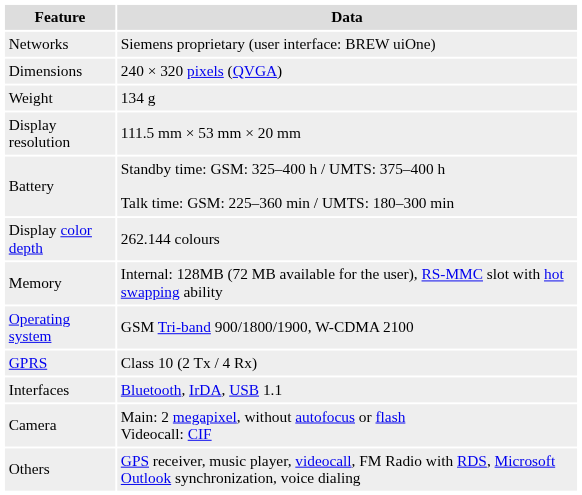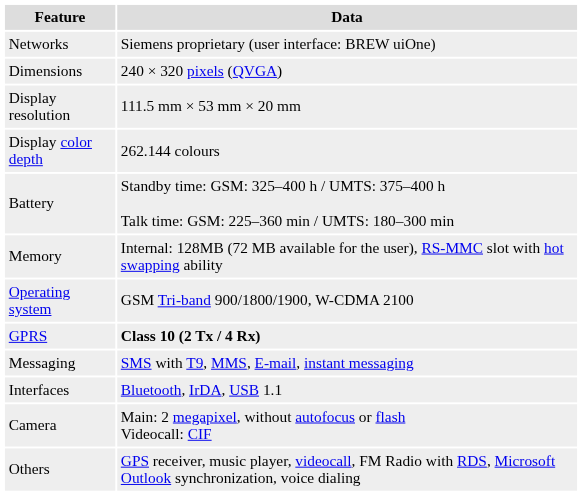- row: (31, 98)
rows swapped: (50, 239) <-> (31, 186)
(189, 363) normal -> (191, 336) bold
+ row: (42, 363)
